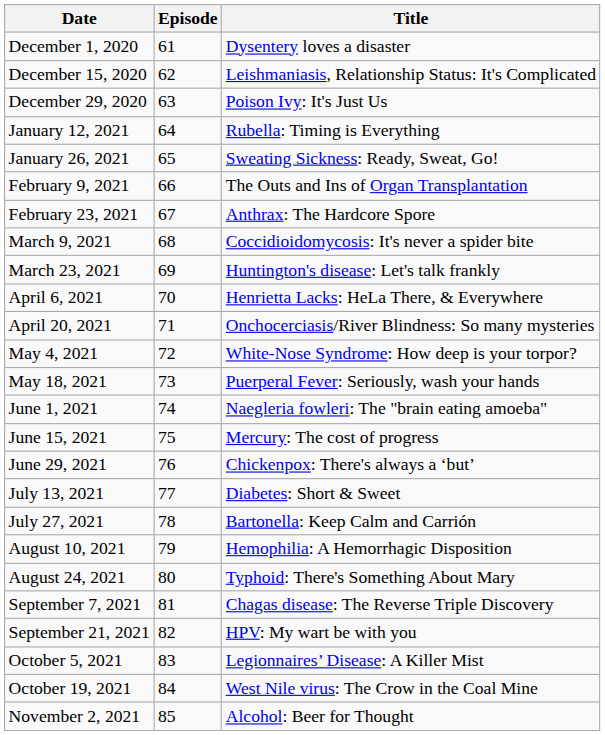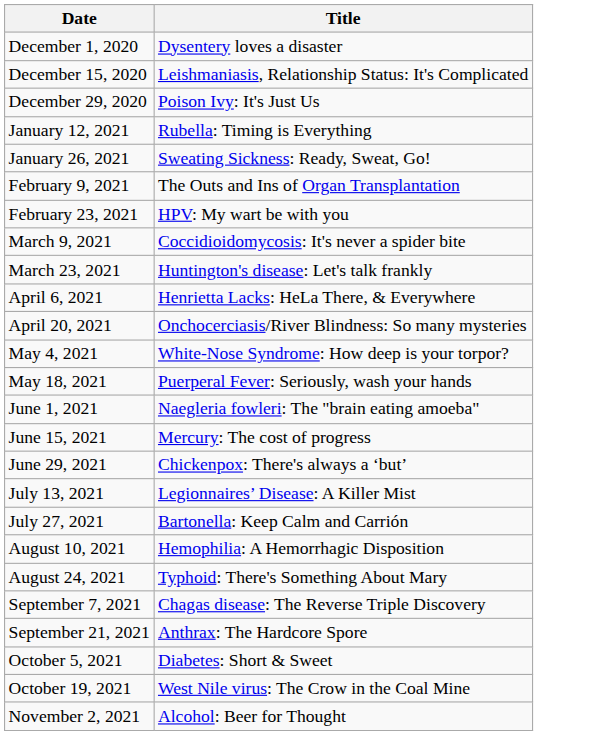- column: (188, 18)
(330, 213) Anthrax: The Hardcore Spore -> (253, 213) HPV: My wart be with you
(313, 492) Diabetes: Short & Sweet -> (287, 492) Legionnaires’ Disease: A Killer Mist
(321, 632) HPV: My wart be with you -> (263, 632) Anthrax: The Hardcore Spore
(355, 660) Legionnaires’ Disease: A Killer Mist -> (245, 660) Diabetes: Short & Sweet
